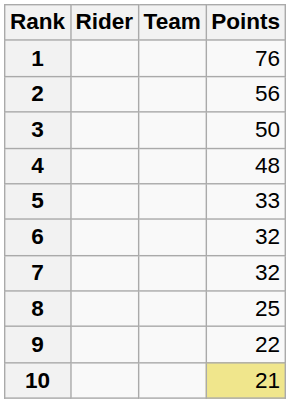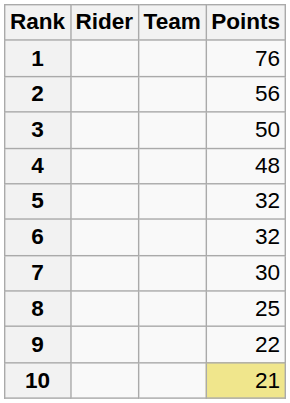(268, 201) 33 -> (268, 201) 32
(268, 272) 32 -> (268, 272) 30
